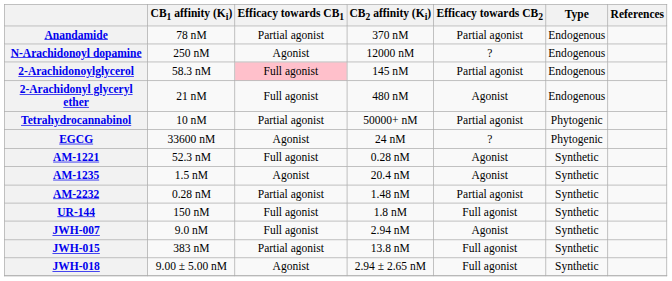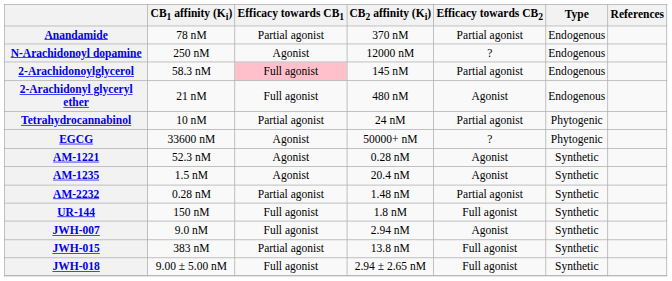(390, 120) 50000+ nM -> (390, 120) 24 nM
(390, 139) 24 nM -> (390, 139) 50000+ nM
(291, 157) Full agonist -> (291, 157) Agonist
(291, 267) Agonist -> (291, 267) Full agonist
